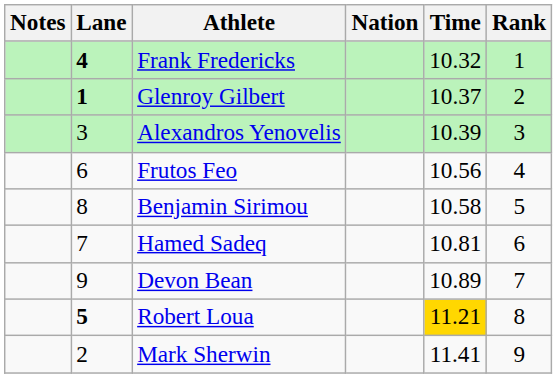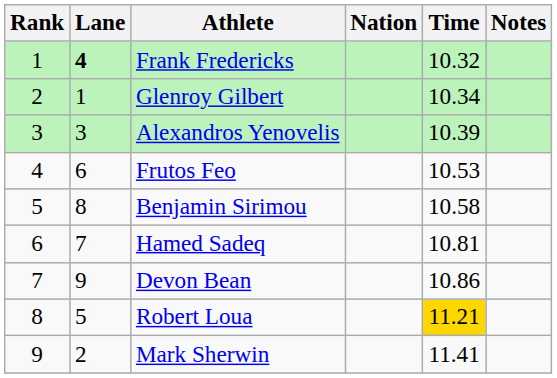columns swapped: (519, 22) <-> (38, 22)
(82, 96) bold -> (81, 96) normal
(455, 96) 10.37 -> (454, 96) 10.34
(455, 170) 10.56 -> (454, 170) 10.53
(455, 280) 10.89 -> (454, 280) 10.86
(82, 317) bold -> (81, 317) normal
